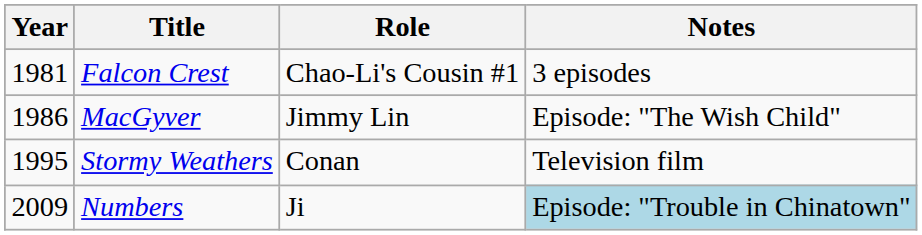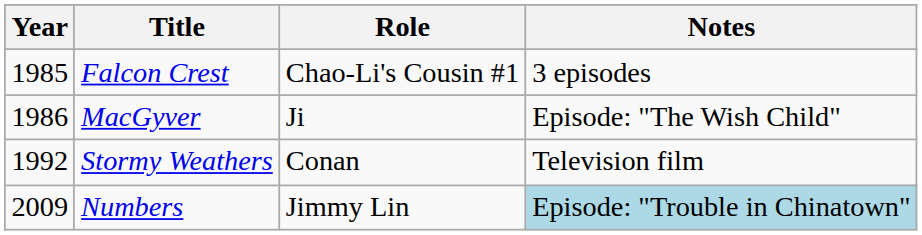(40, 71) 1981 -> (40, 71) 1985
(348, 116) Jimmy Lin -> (295, 116) Ji
(40, 161) 1995 -> (40, 161) 1992
(295, 206) Ji -> (348, 206) Jimmy Lin
